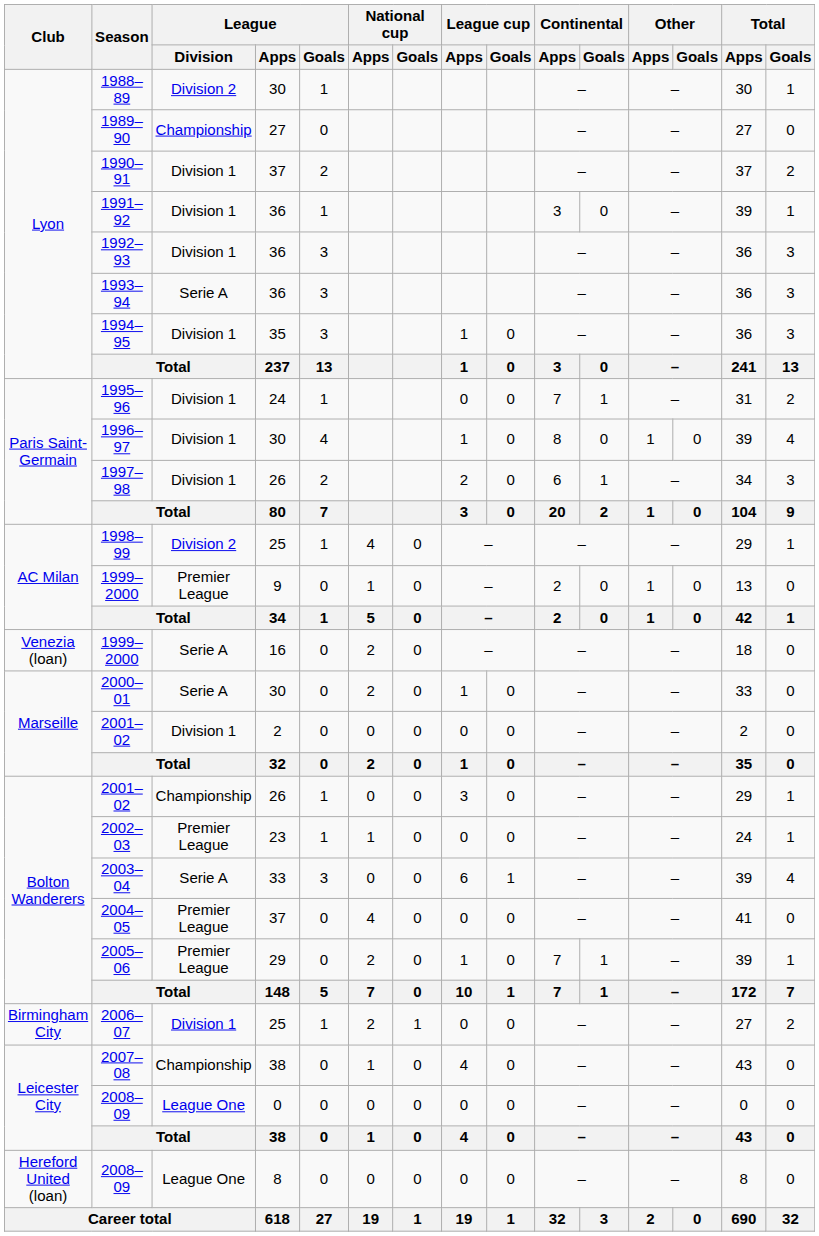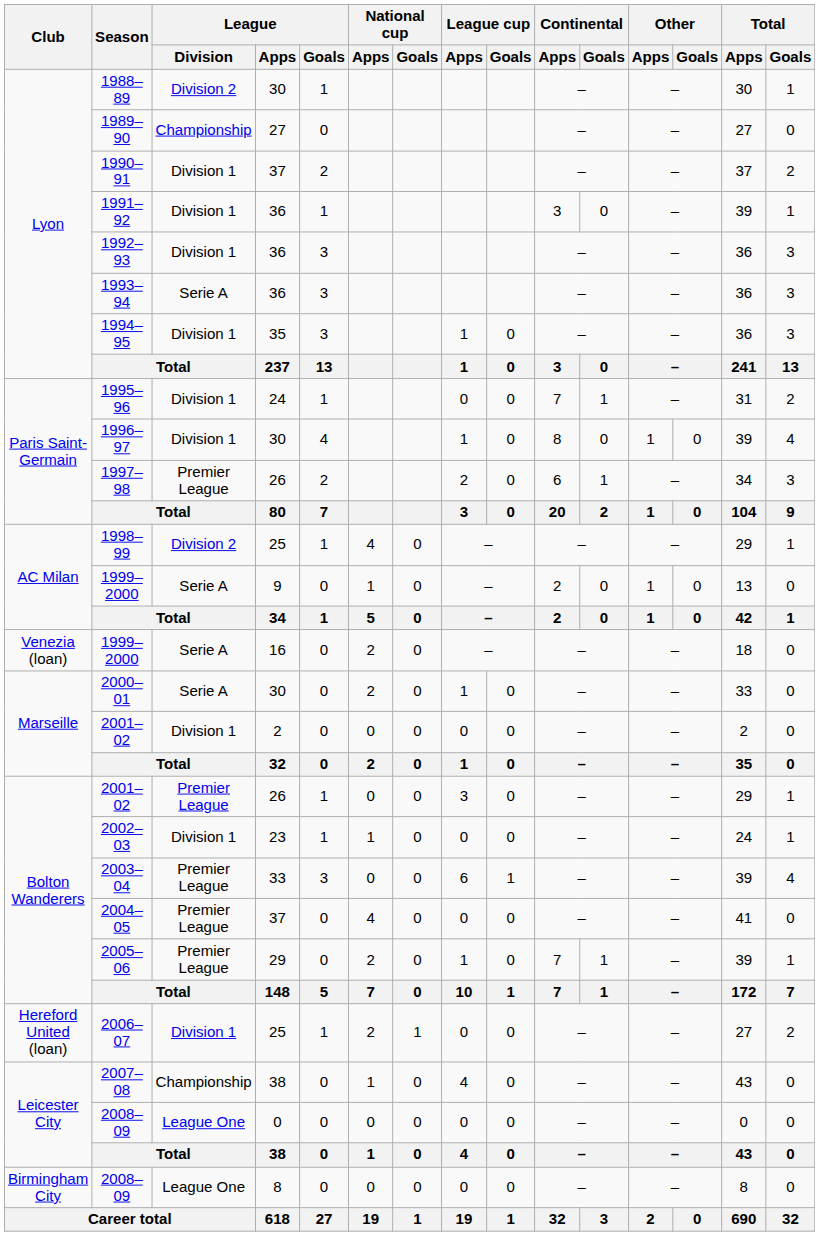(204, 480) Division 1 -> (204, 480) Premier League
(204, 585) Premier League -> (204, 585) Serie A
(204, 796) Championship -> (204, 796) Premier League
(204, 837) Premier League -> (204, 837) Division 1
(204, 878) Serie A -> (204, 878) Premier League
(48, 1024) Birmingham City -> (48, 1032) Hereford United (loan)
(48, 1178) Hereford United (loan) -> (48, 1187) Birmingham City
